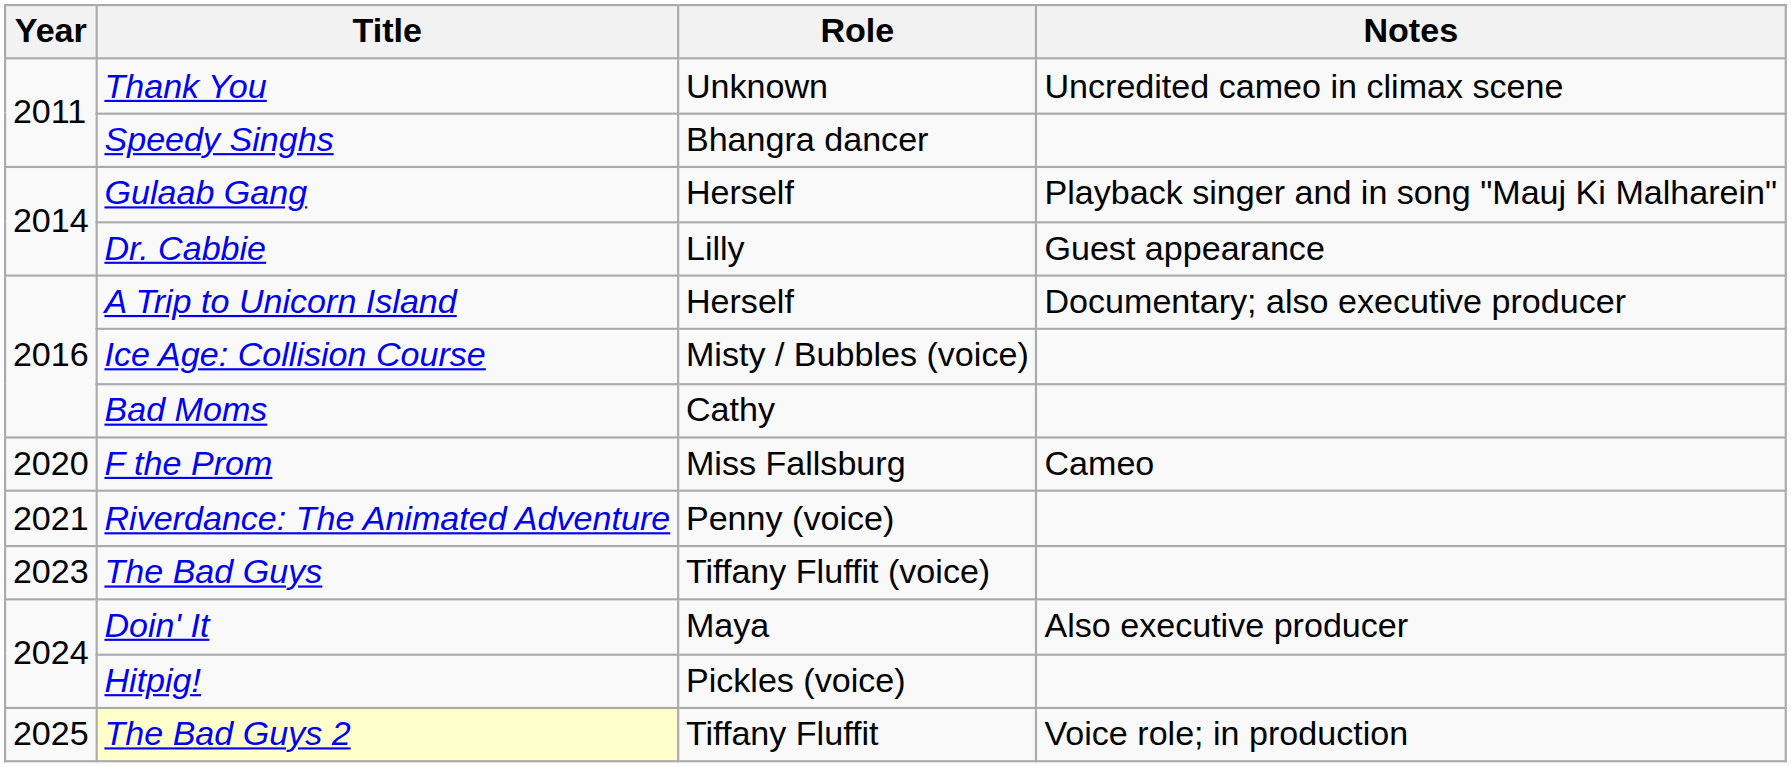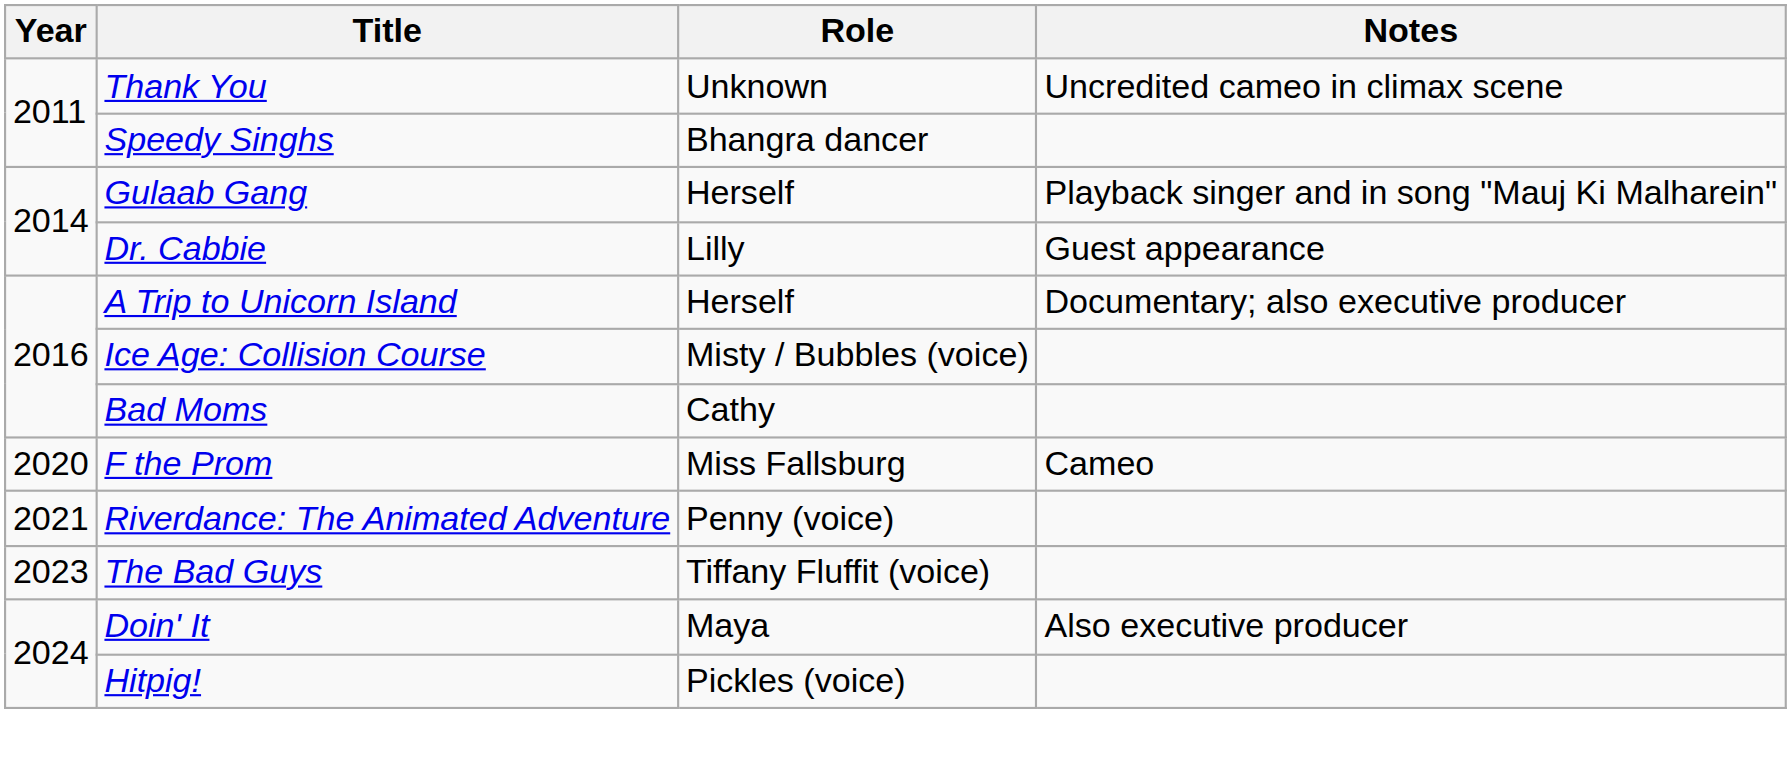- row: (228, 734)
